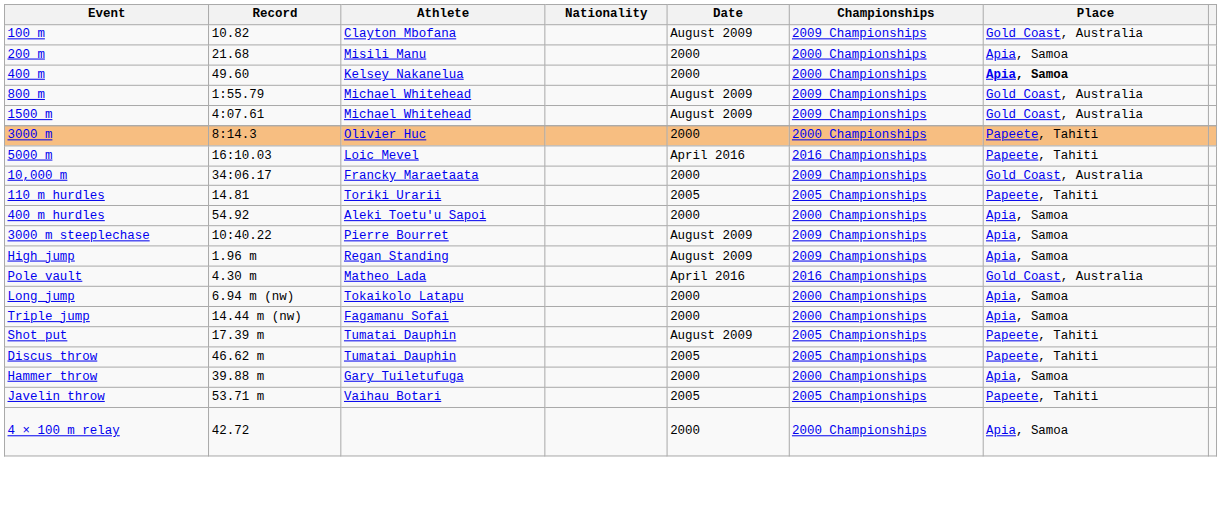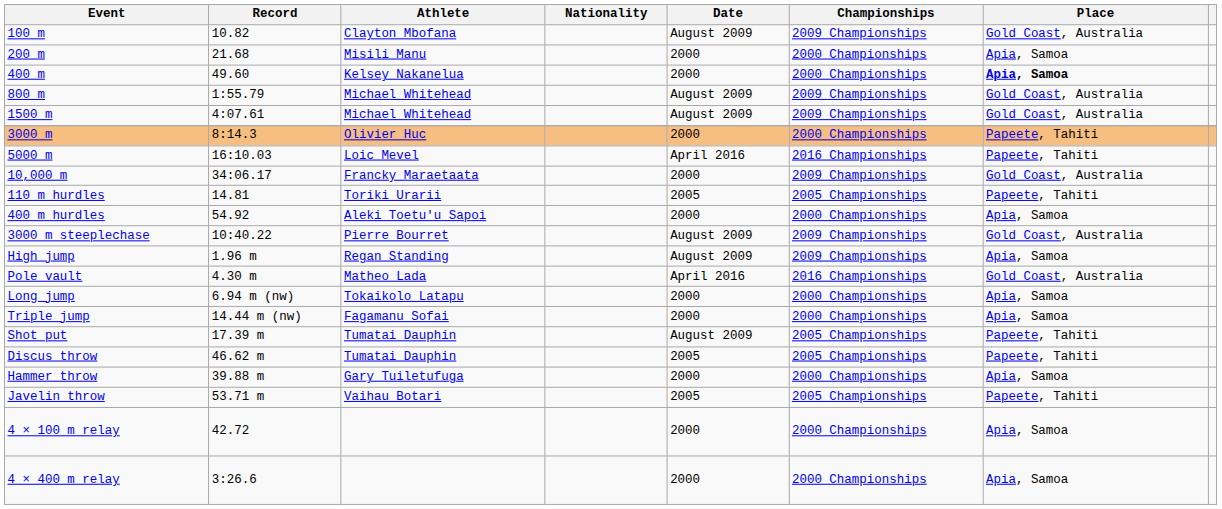(1027, 236) Apia, Samoa -> (1065, 236) Gold Coast, Australia
+ row: (64, 480)
